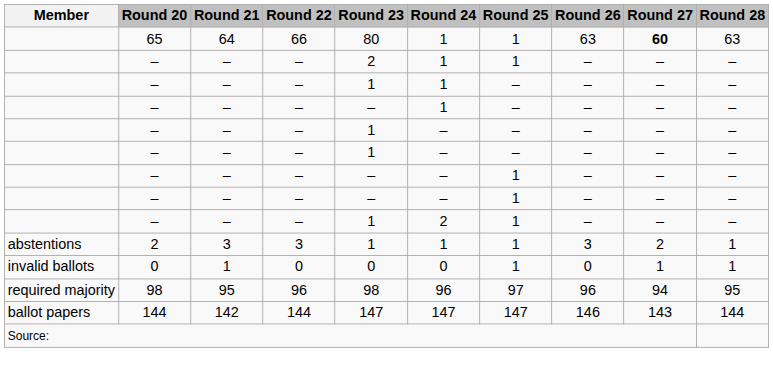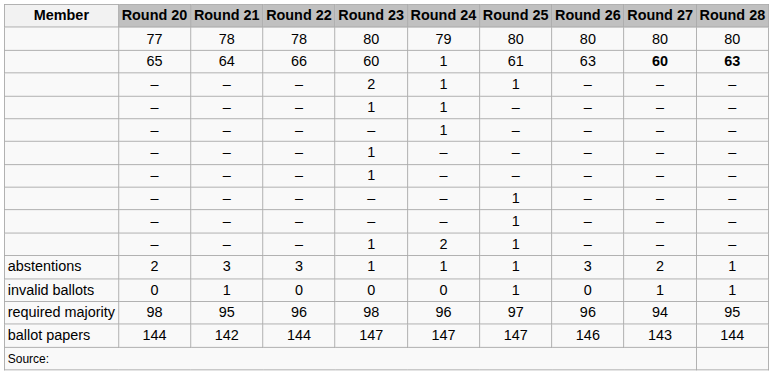+ row: (154, 38)
(371, 38) 80 -> (371, 61) 60
(516, 38) 1 -> (516, 61) 61
(732, 38) normal -> (732, 61) bold
